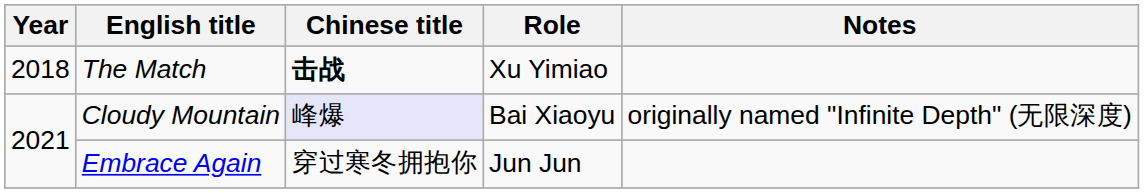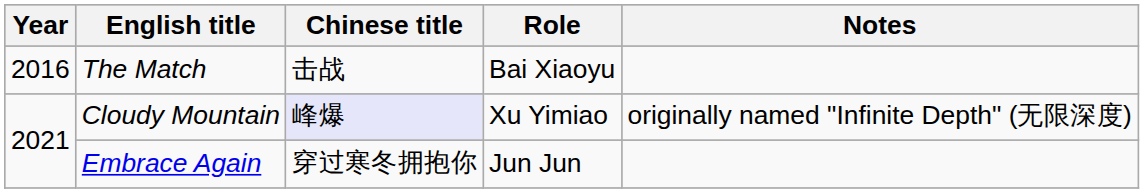(40, 69) 2018 -> (40, 69) 2016
(319, 68) bold -> (319, 68) normal
(549, 69) Xu Yimiao -> (552, 69) Bai Xiaoyu
(552, 116) Bai Xiaoyu -> (549, 116) Xu Yimiao
